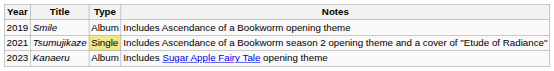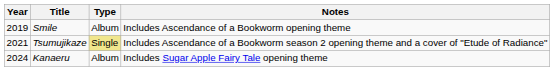(17, 58) 2023 -> (17, 58) 2024
